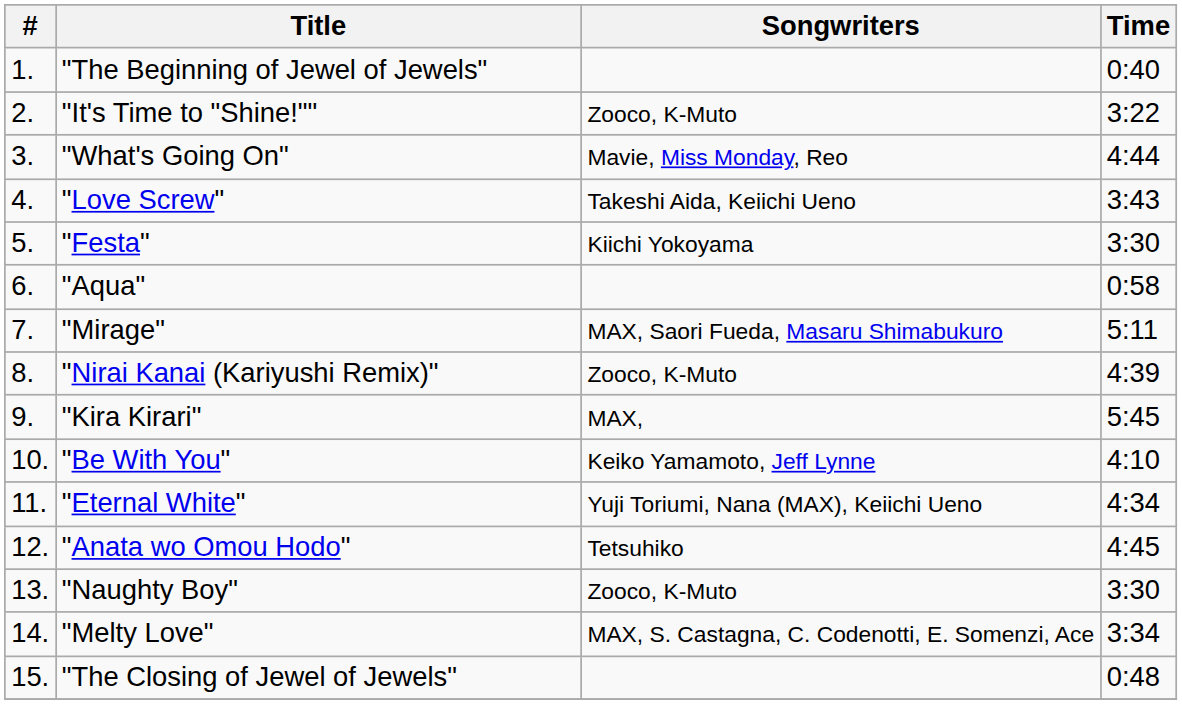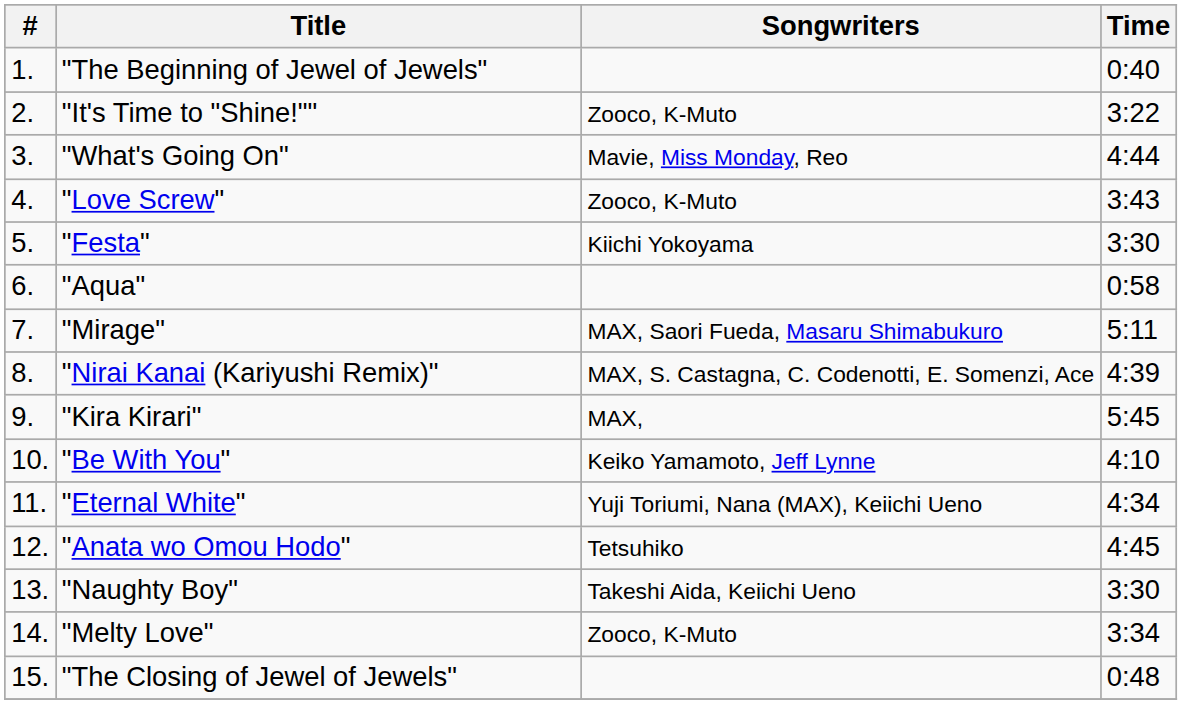(722, 201) Takeshi Aida, Keiichi Ueno -> (662, 201) Zooco, K-Muto
(662, 375) Zooco, K-Muto -> (841, 375) MAX, S. Castagna, C. Codenotti, E. Somenzi, Ace
(662, 591) Zooco, K-Muto -> (722, 591) Takeshi Aida, Keiichi Ueno
(841, 635) MAX, S. Castagna, C. Codenotti, E. Somenzi, Ace -> (662, 635) Zooco, K-Muto
